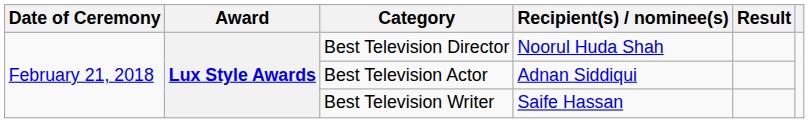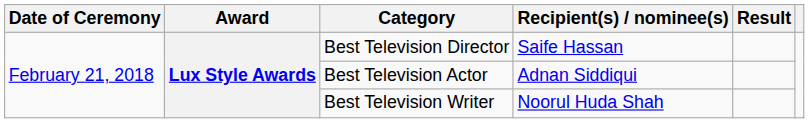(591, 46) Noorul Huda Shah -> (570, 46) Saife Hassan
(570, 103) Saife Hassan -> (591, 103) Noorul Huda Shah
